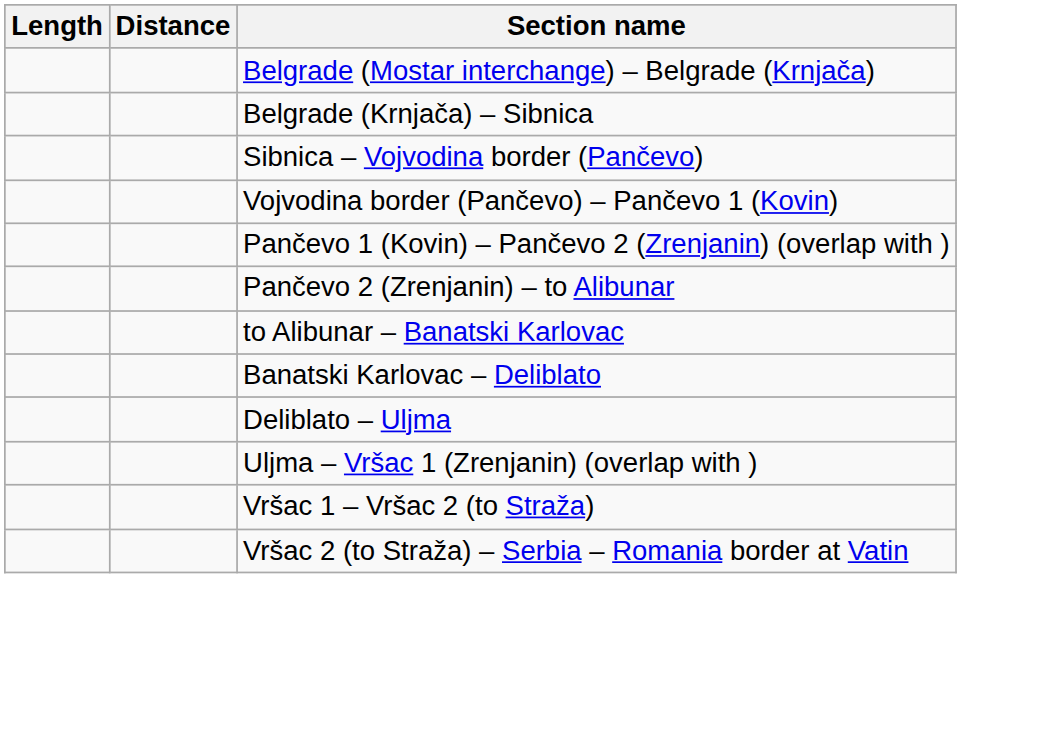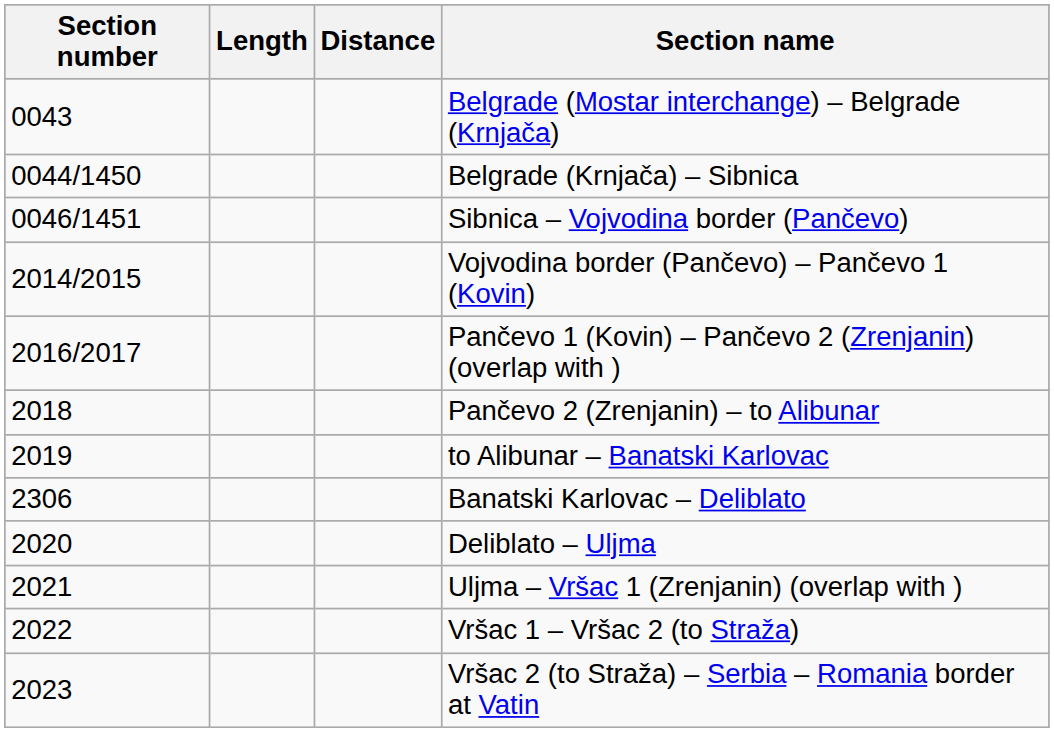+ column: (107, 41)
